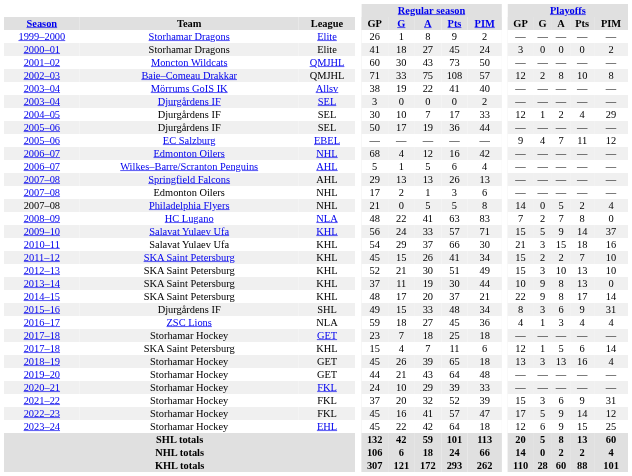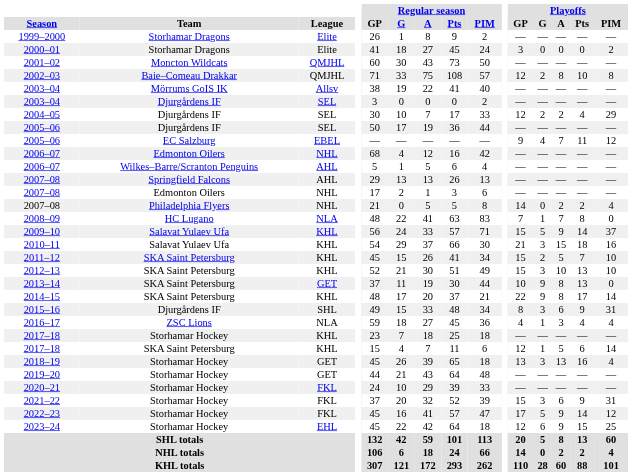(543, 114) 1 -> (543, 114) 2
(561, 205) 5 -> (561, 205) 2
(543, 218) 2 -> (543, 218) 1
(561, 257) 2 -> (561, 257) 5
(327, 283) KHL -> (327, 283) GET
(327, 335) GET -> (327, 335) KHL
